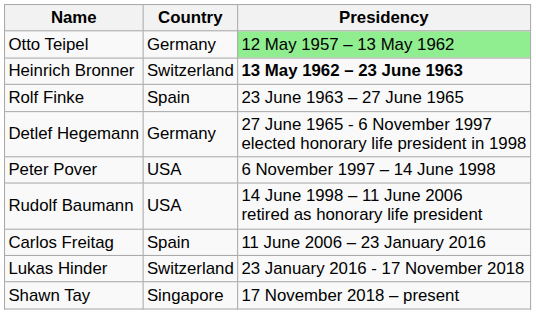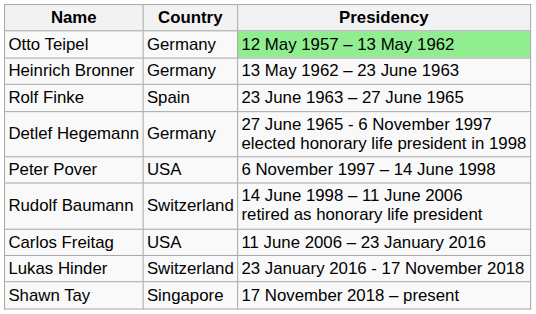(190, 71) Switzerland -> (181, 71) Germany
(352, 71) bold -> (350, 71) normal
(164, 206) USA -> (190, 206) Switzerland
(168, 242) Spain -> (164, 242) USA
